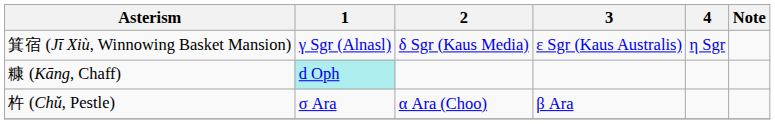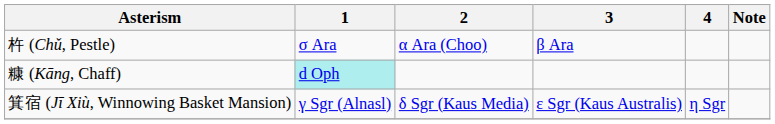rows swapped: (150, 44) <-> (62, 103)
